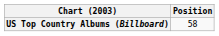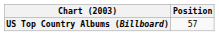(193, 24) 58 -> (193, 24) 57
